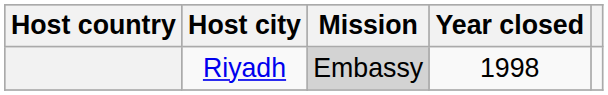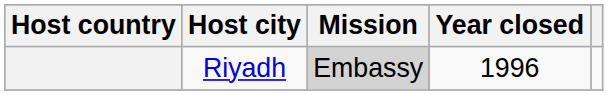(510, 68) 1998 -> (510, 68) 1996
